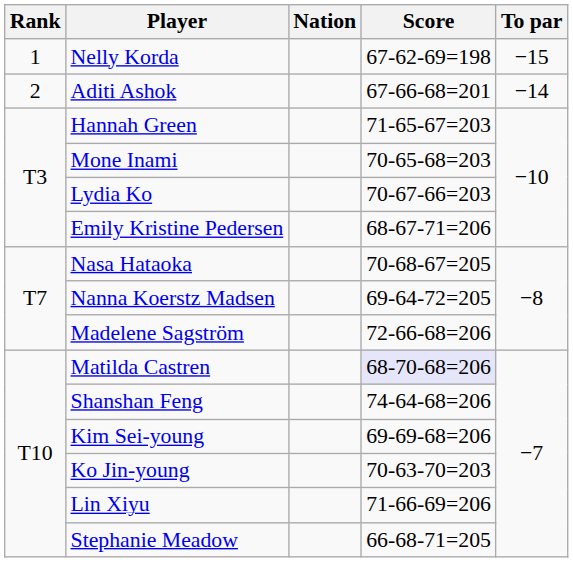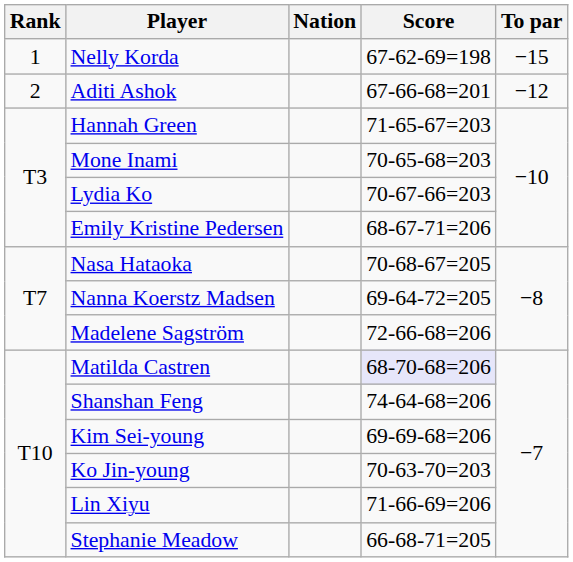(532, 90) −14 -> (532, 90) −12
